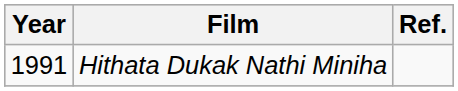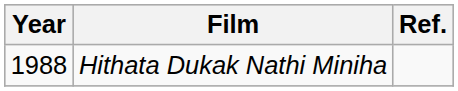(39, 65) 1991 -> (39, 65) 1988
